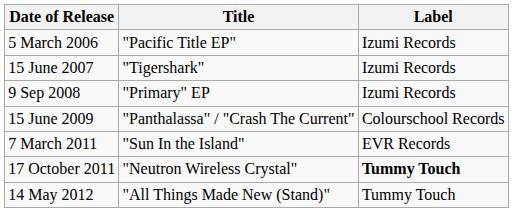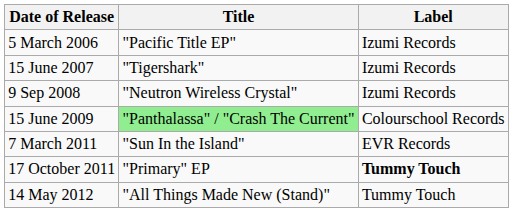(166, 93) "Primary" EP -> (210, 93) "Neutron Wireless Crystal"
(239, 118) no background -> (239, 118) lightgreen background
(210, 169) "Neutron Wireless Crystal" -> (166, 169) "Primary" EP
